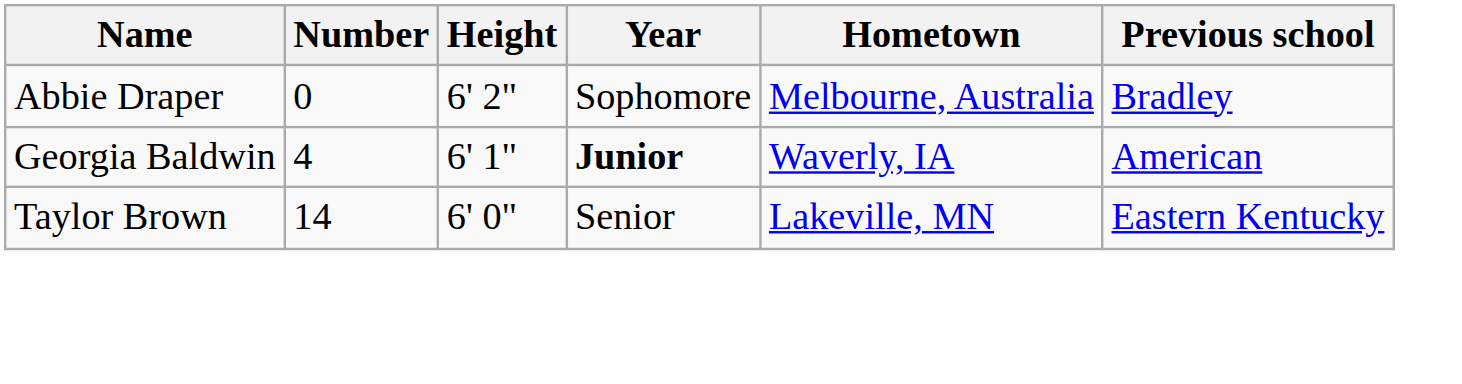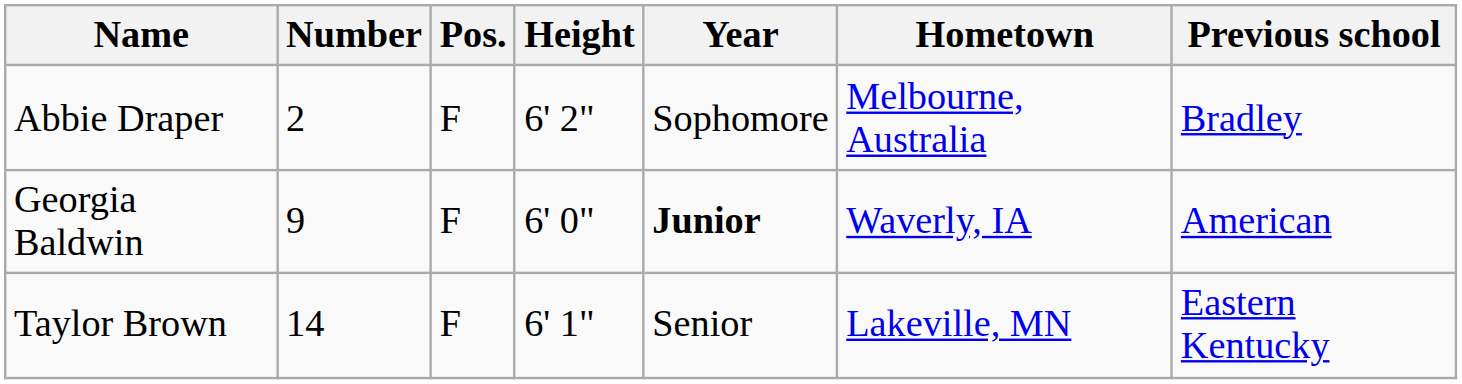+ column: (473, 34)
(303, 95) 0 -> (296, 116) 2
(303, 156) 4 -> (296, 220) 9
(482, 156) 6' 1" -> (559, 220) 6' 0"
(482, 216) 6' 0" -> (559, 324) 6' 1"
